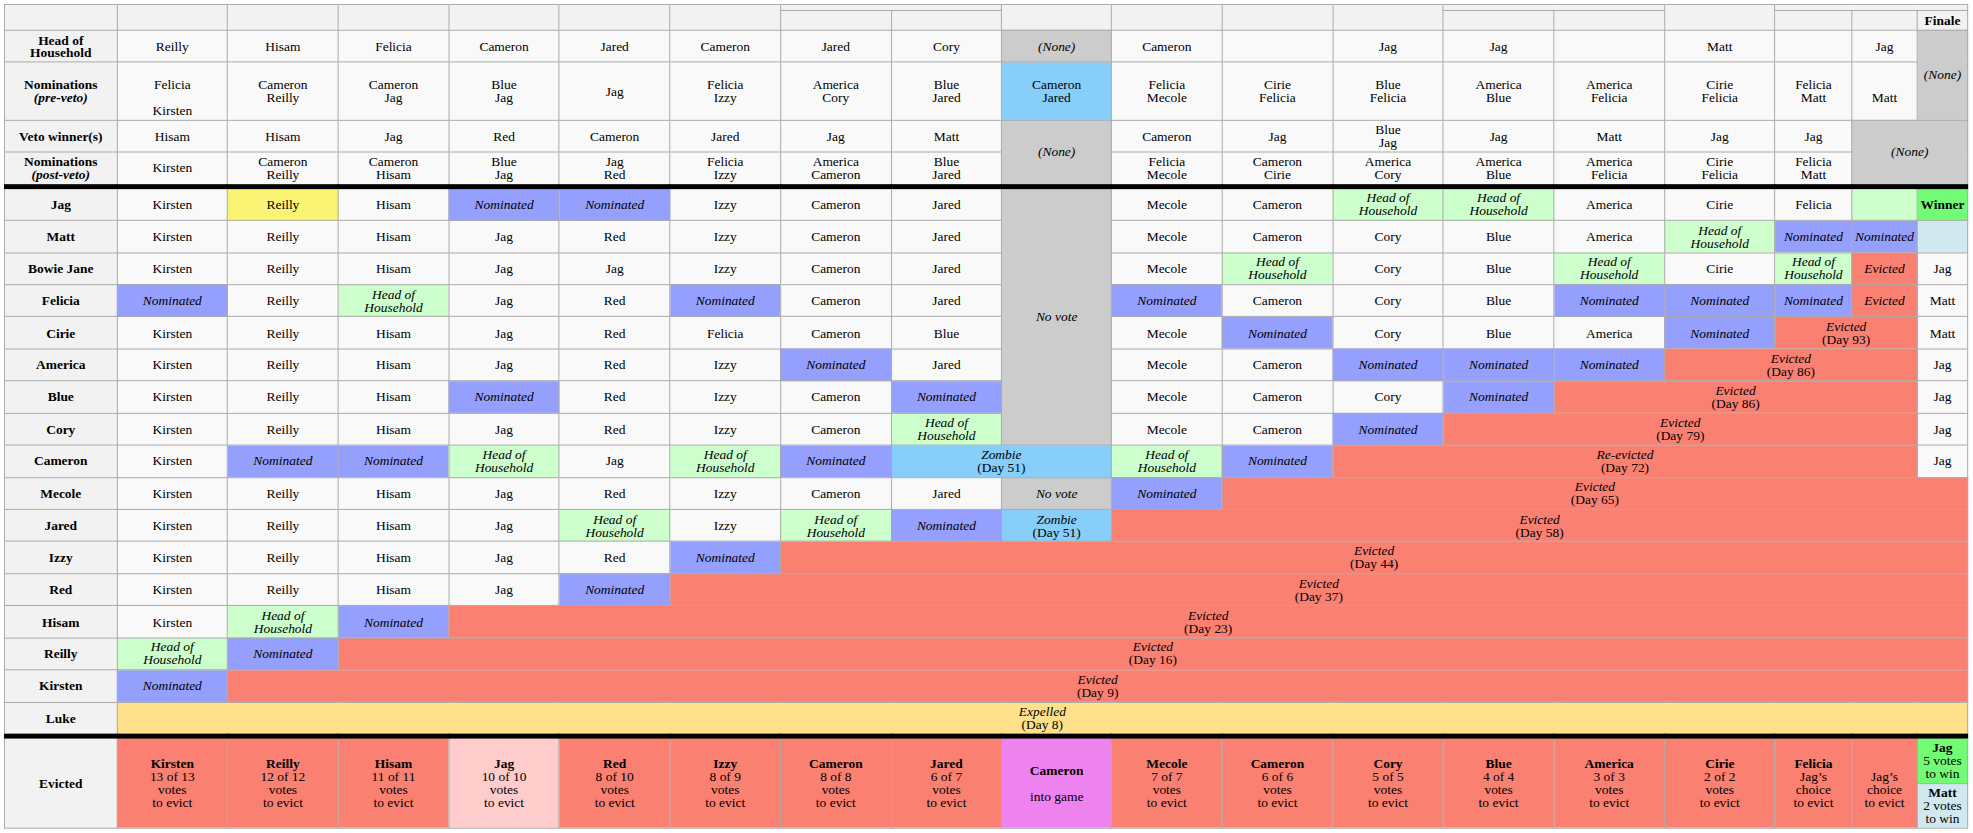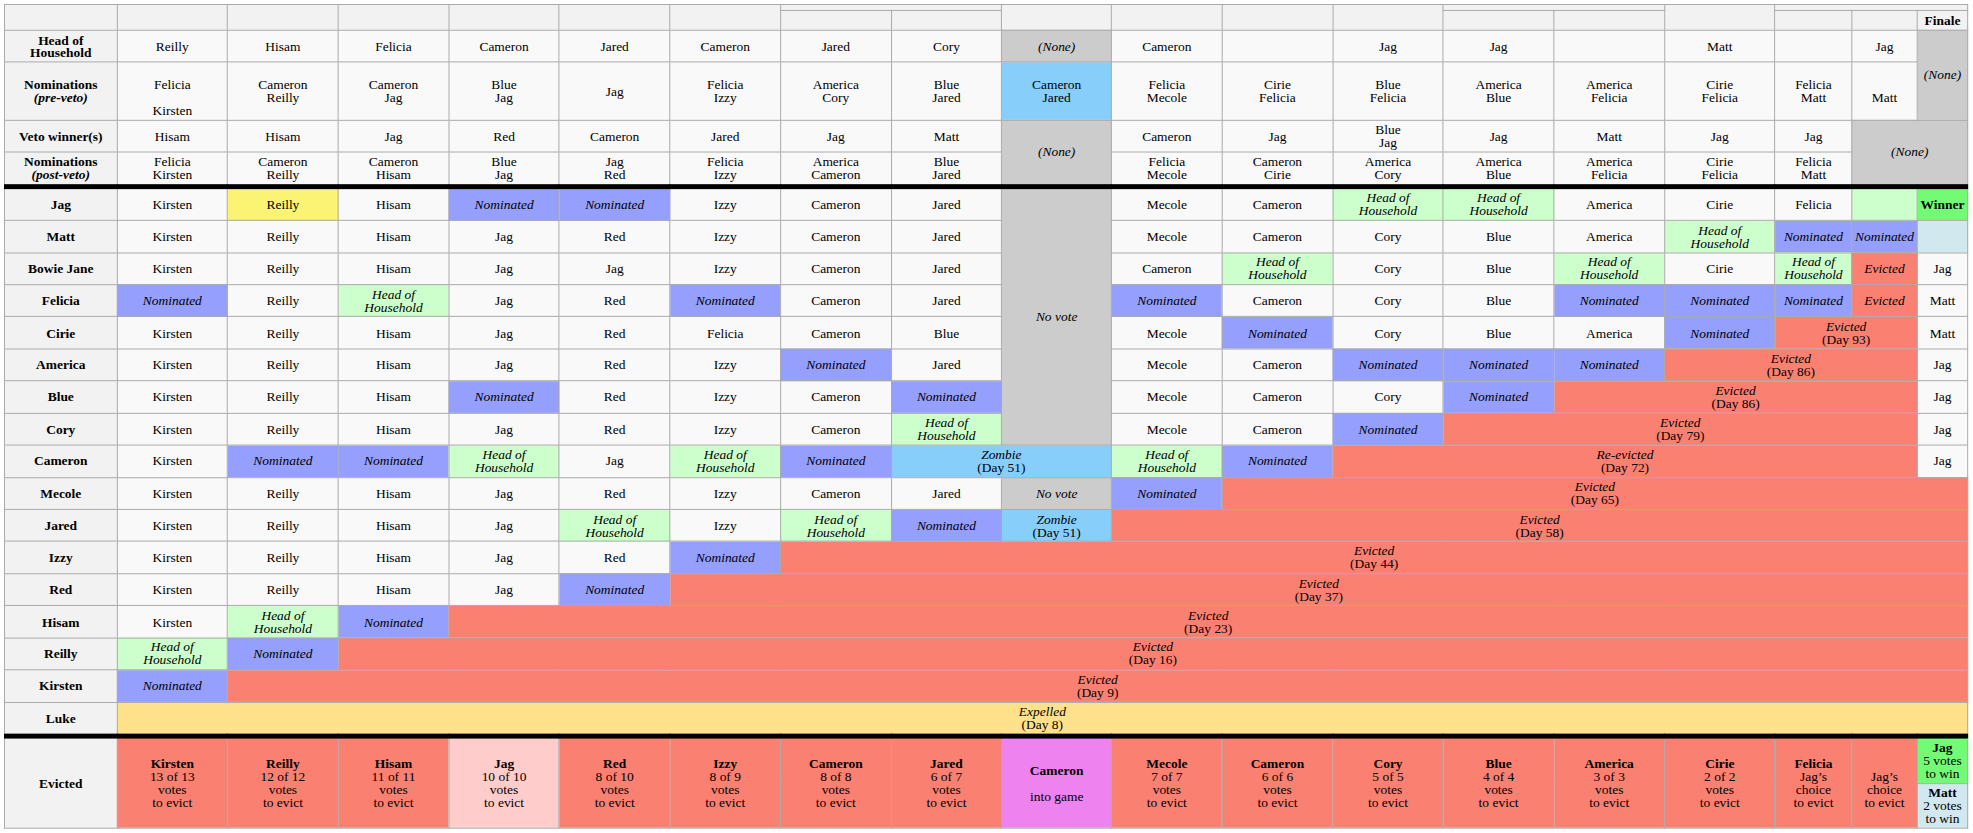(172, 168) Kirsten -> (172, 168) Felicia Kirsten
(1167, 268) Mecole -> (1167, 268) Cameron
